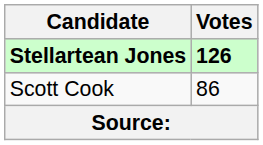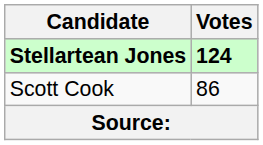(214, 56) 126 -> (214, 56) 124
